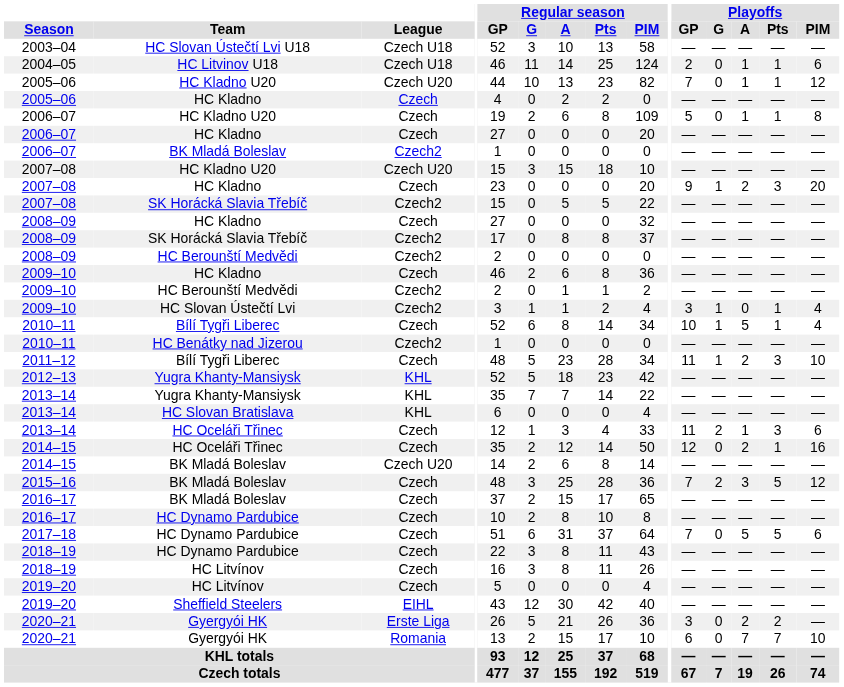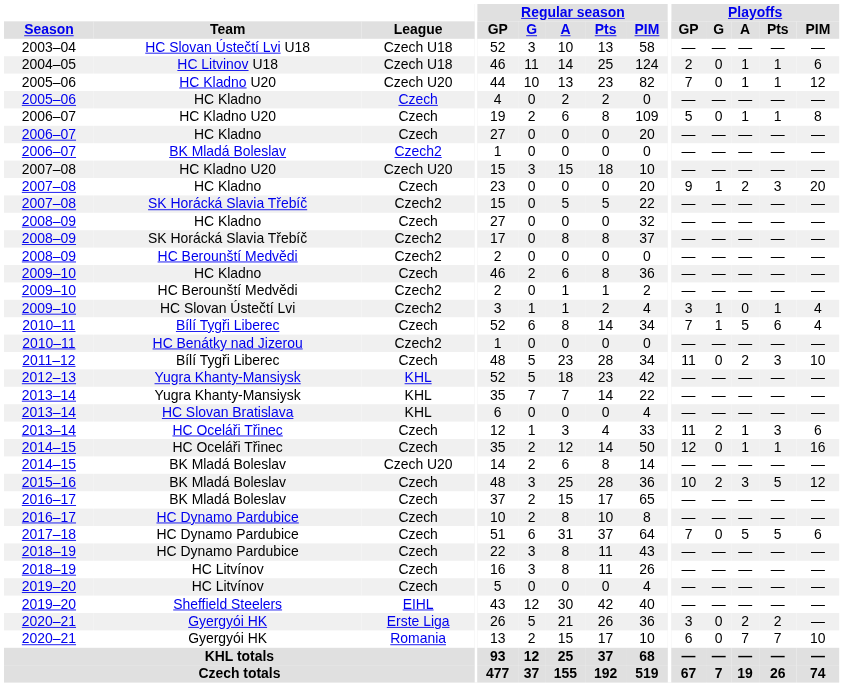(689, 325) 10 -> (689, 325) 7
(778, 325) 1 -> (778, 325) 6
(719, 360) 1 -> (719, 360) 0
(745, 447) 2 -> (745, 447) 1
(689, 482) 7 -> (689, 482) 10
